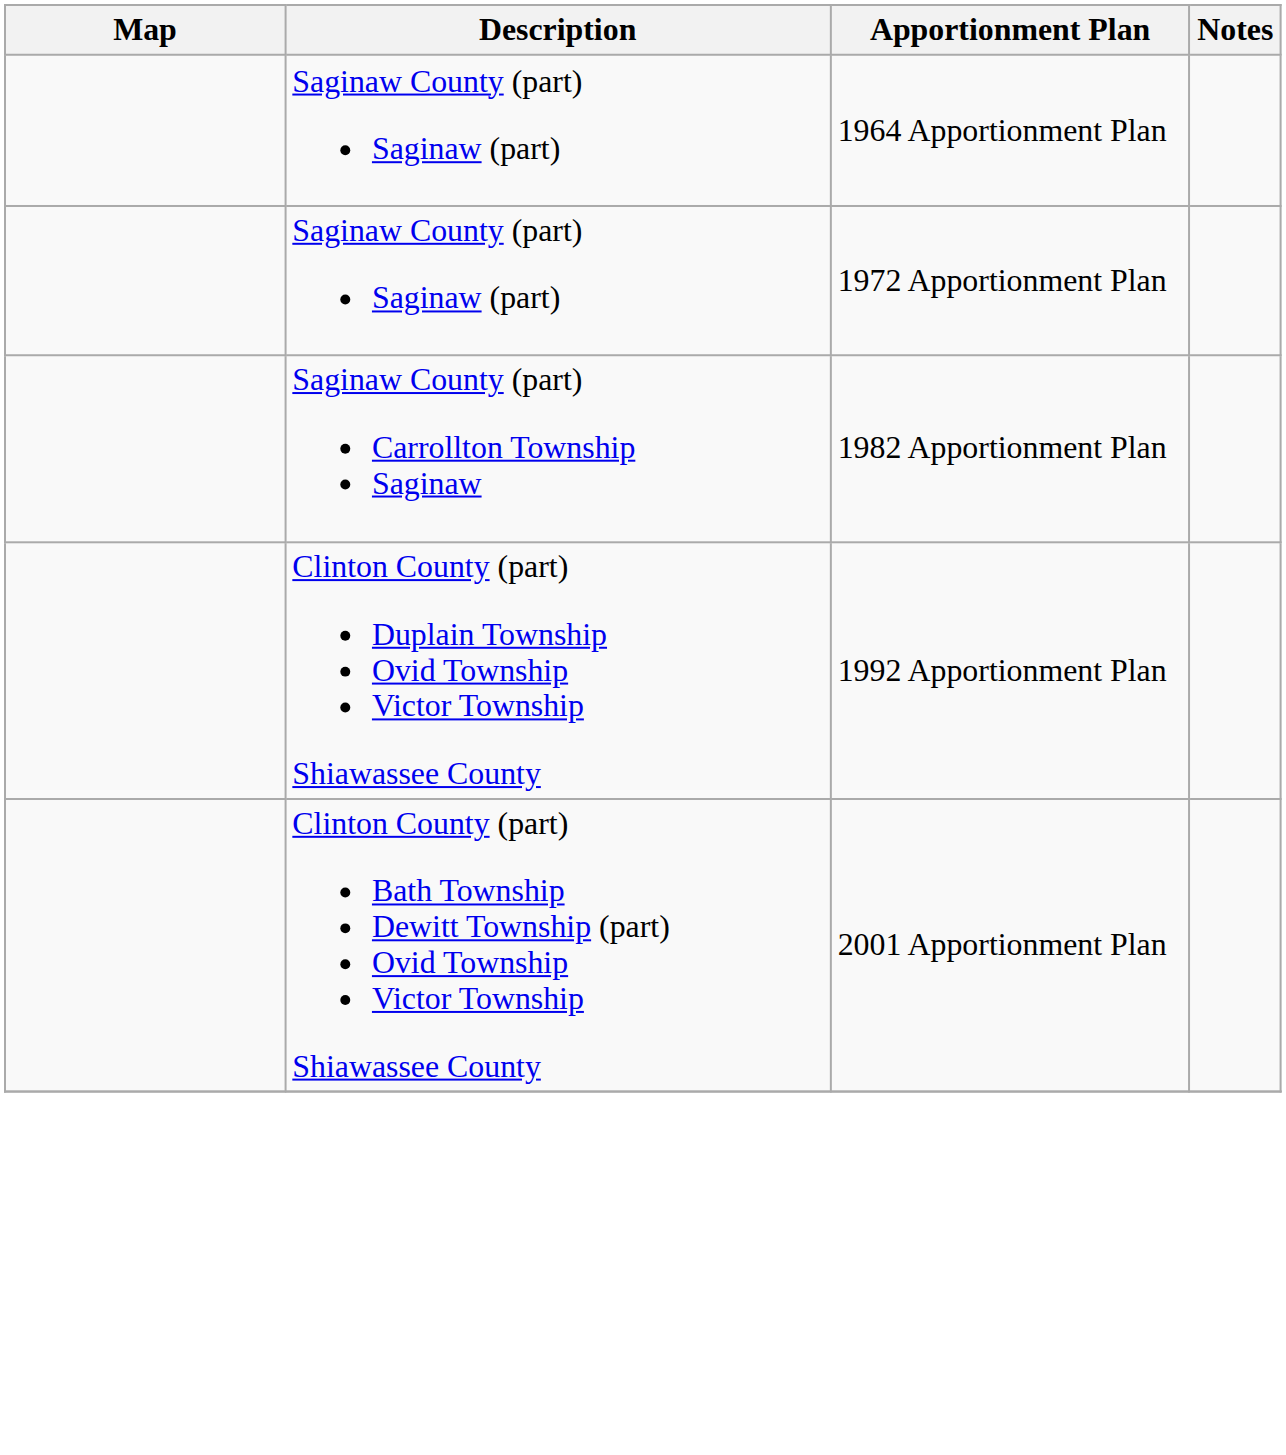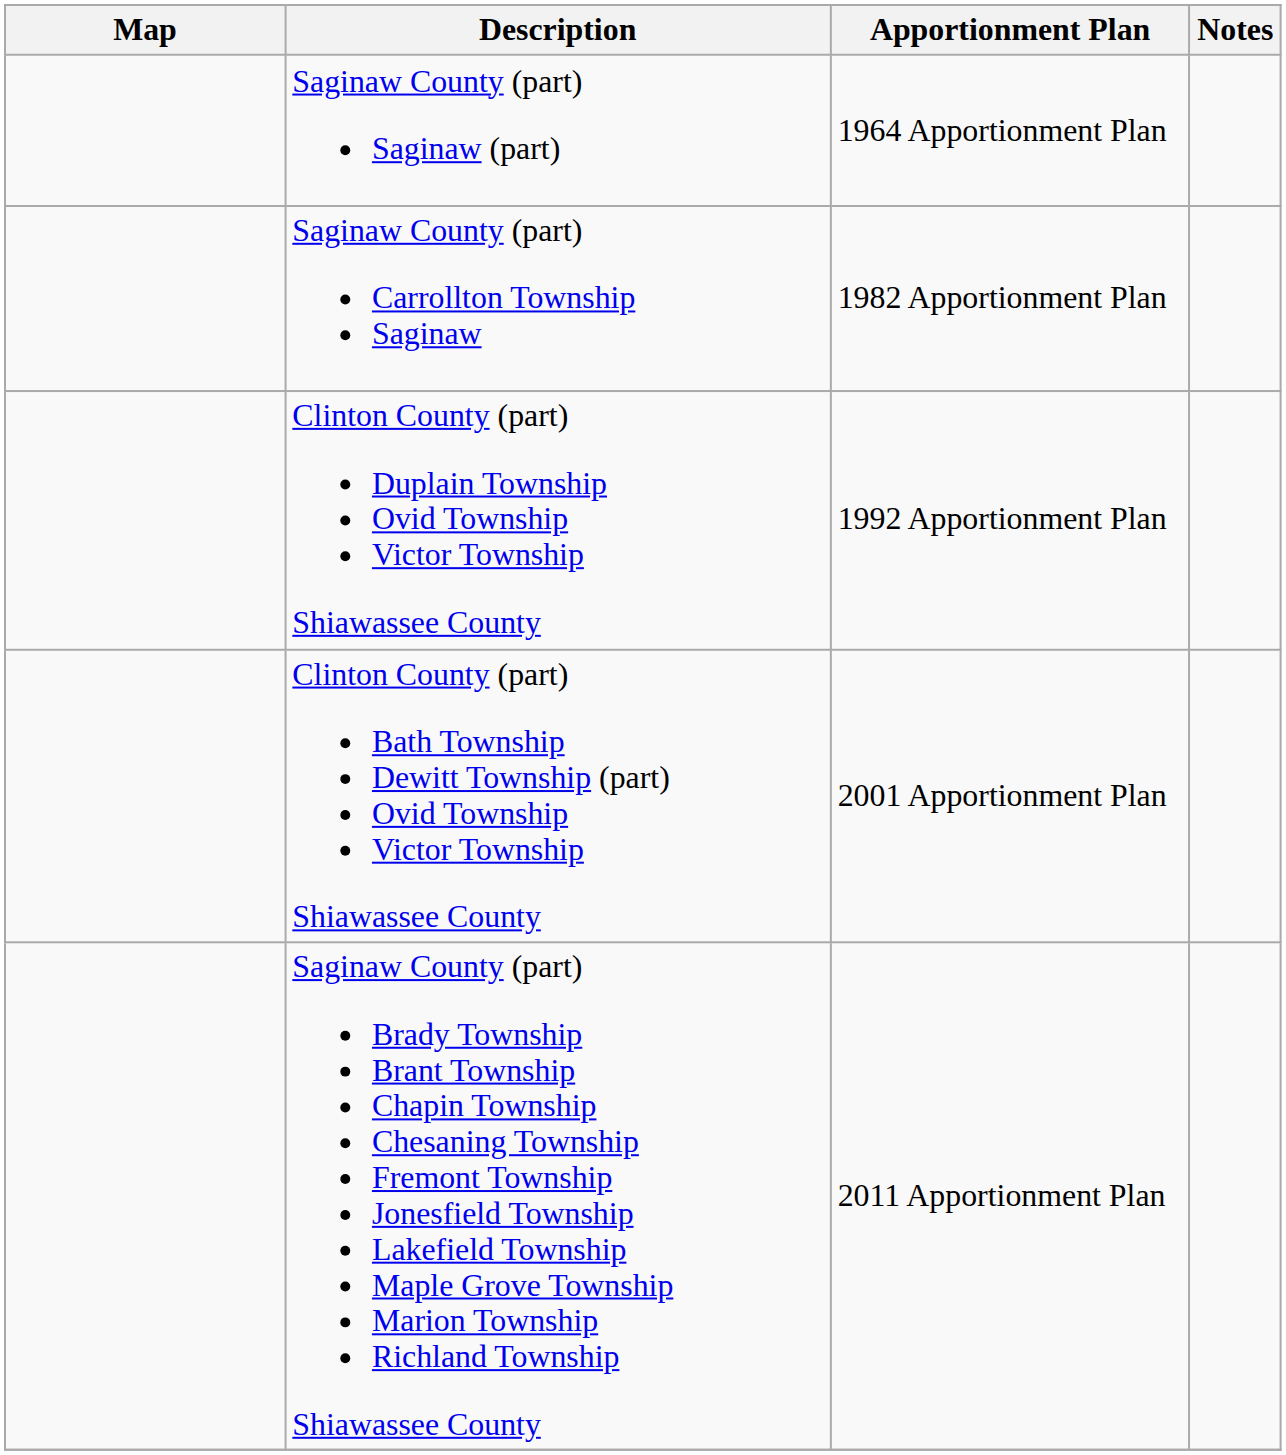- row: (1002, 279)
+ row: (1002, 1195)
